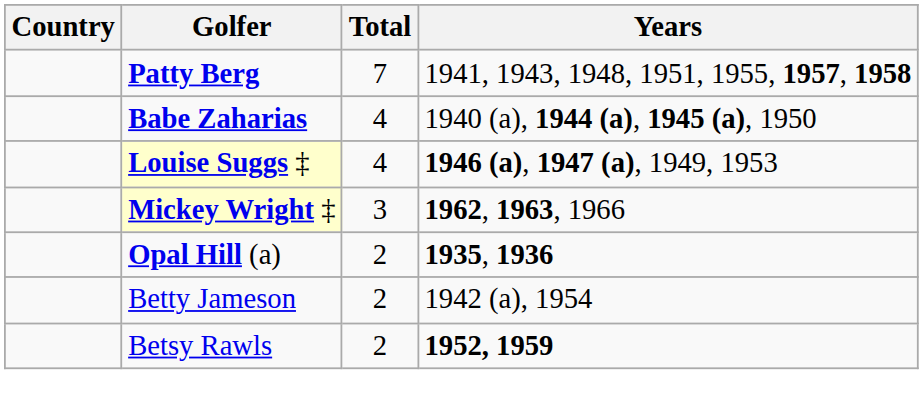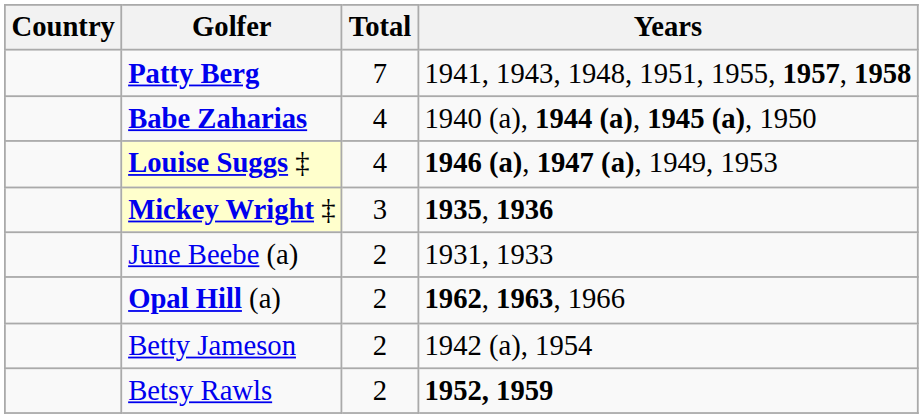(525, 208) 1962, 1963, 1966 -> (489, 208) 1935, 1936
+ row: (213, 254)
(489, 254) 1935, 1936 -> (525, 299) 1962, 1963, 1966
